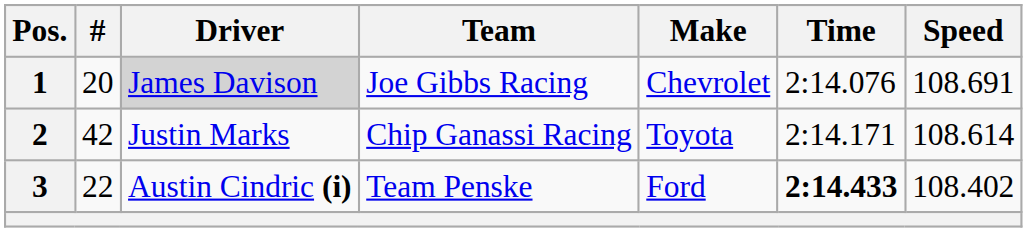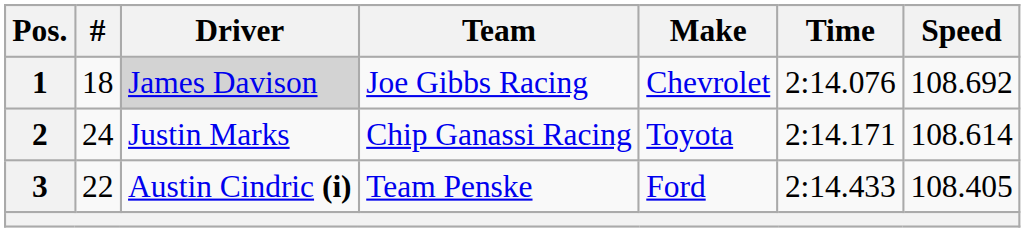(98, 82) 20 -> (98, 82) 18
(963, 82) 108.691 -> (962, 82) 108.692
(98, 134) 42 -> (98, 134) 24
(841, 186) bold -> (840, 186) normal
(963, 186) 108.402 -> (962, 186) 108.405
